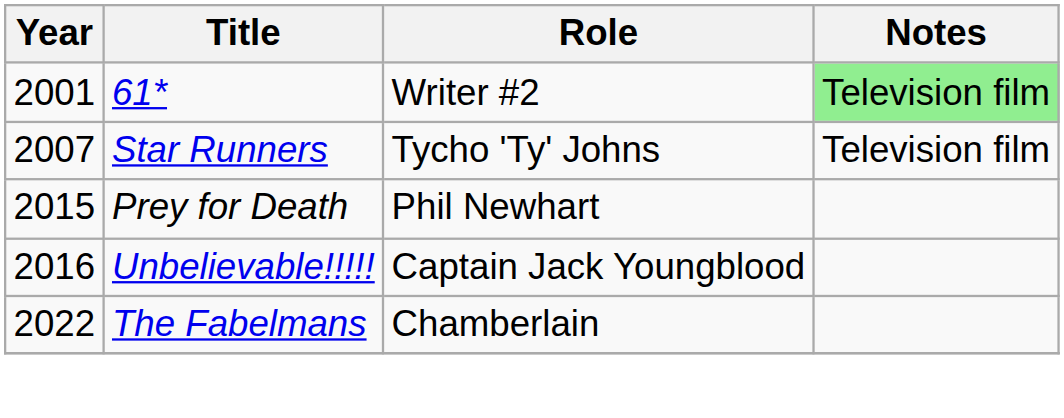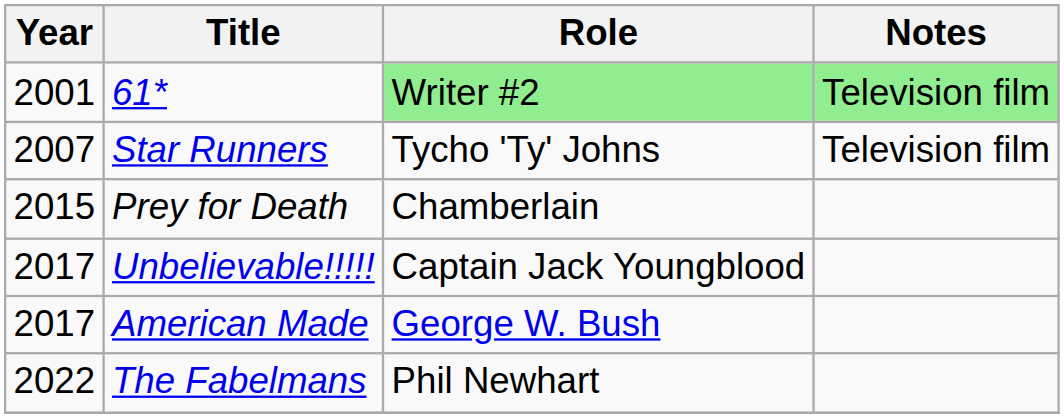(466, 91) no background -> (466, 91) lightgreen background
(495, 207) Phil Newhart -> (495, 207) Chamberlain
(54, 265) 2016 -> (54, 265) 2017
+ row: (240, 324)
(495, 324) Chamberlain -> (495, 382) Phil Newhart
